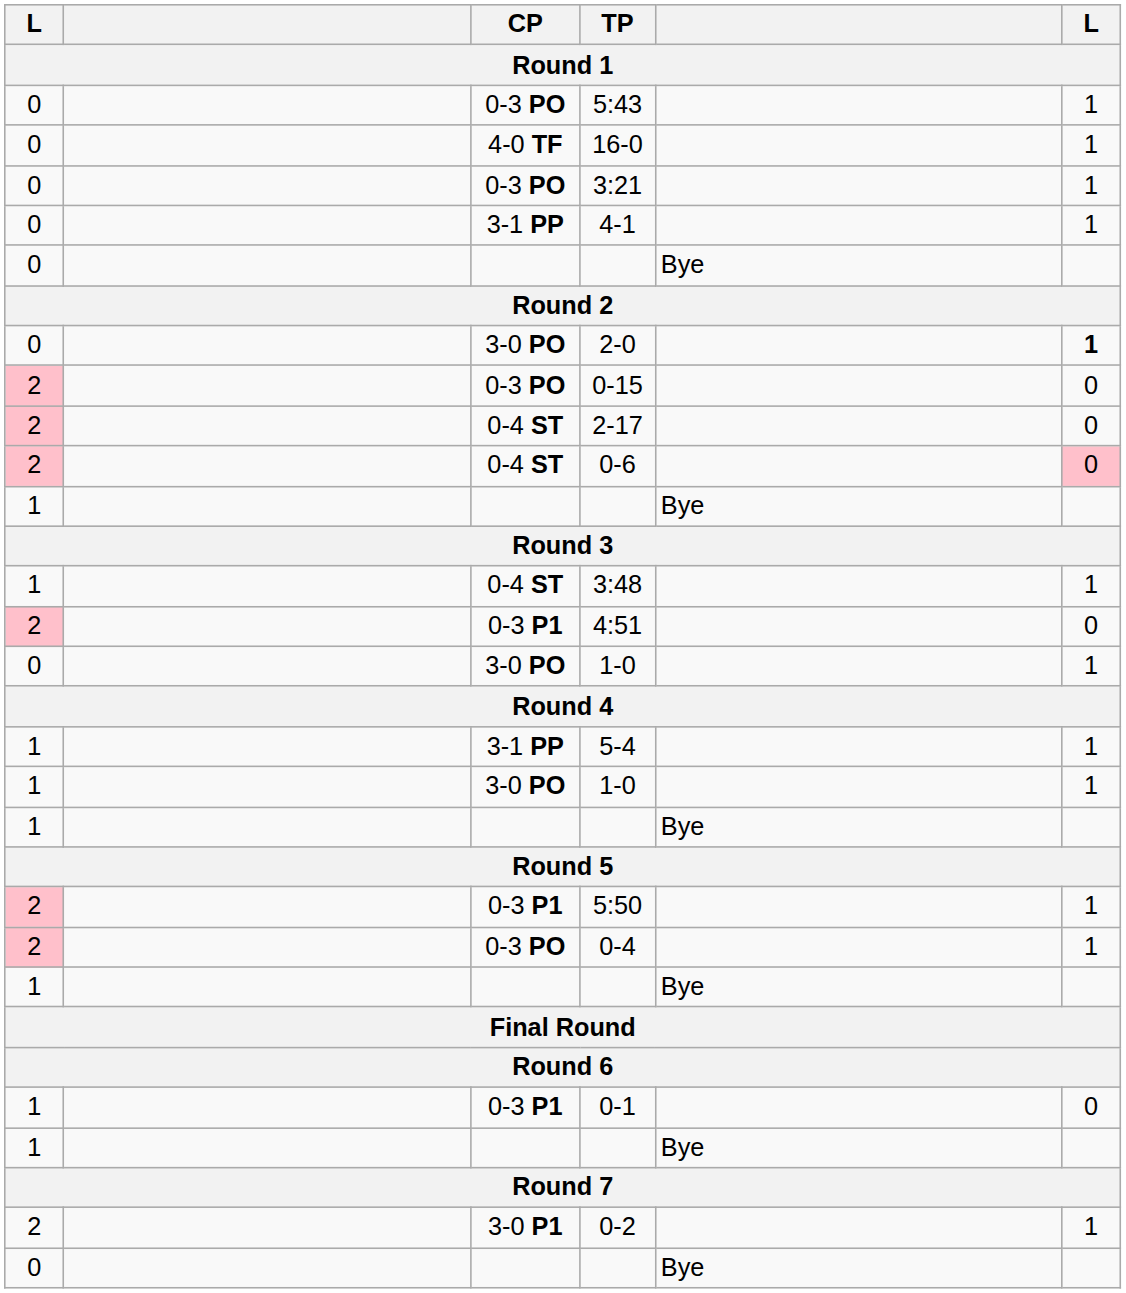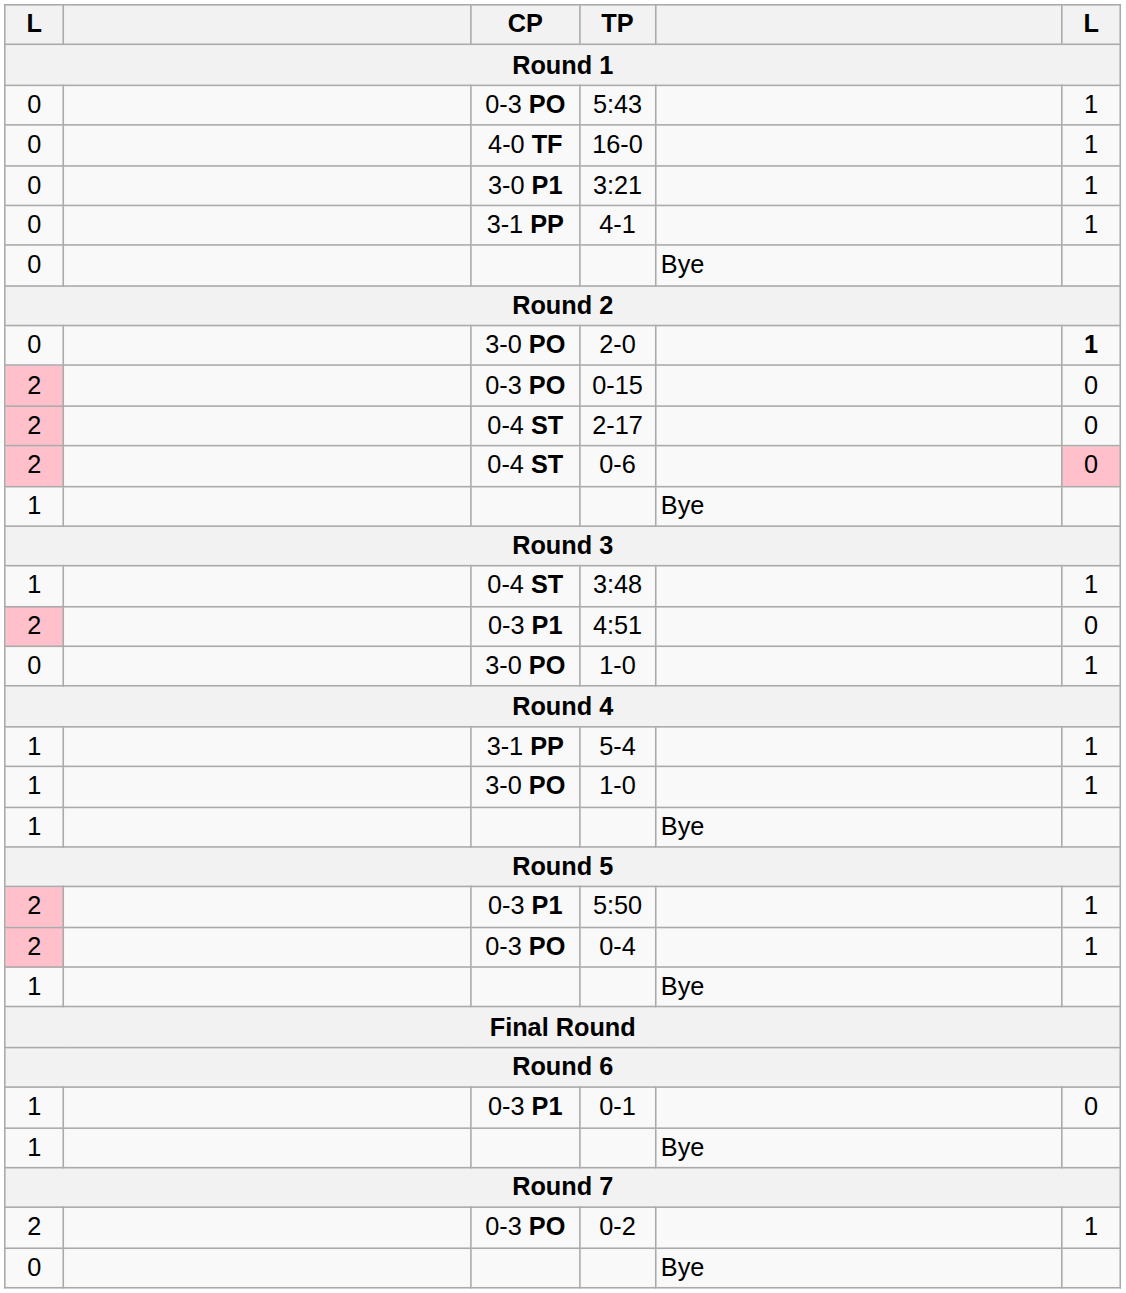(525, 184) 0-3 PO -> (525, 184) 3-0 P1
(525, 1227) 3-0 P1 -> (525, 1227) 0-3 PO
